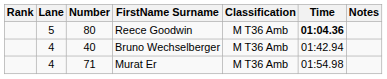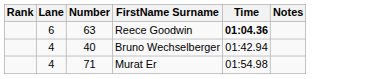- column: (260, 13)
(51, 30) 5 -> (51, 30) 6
(89, 30) 80 -> (89, 30) 63
